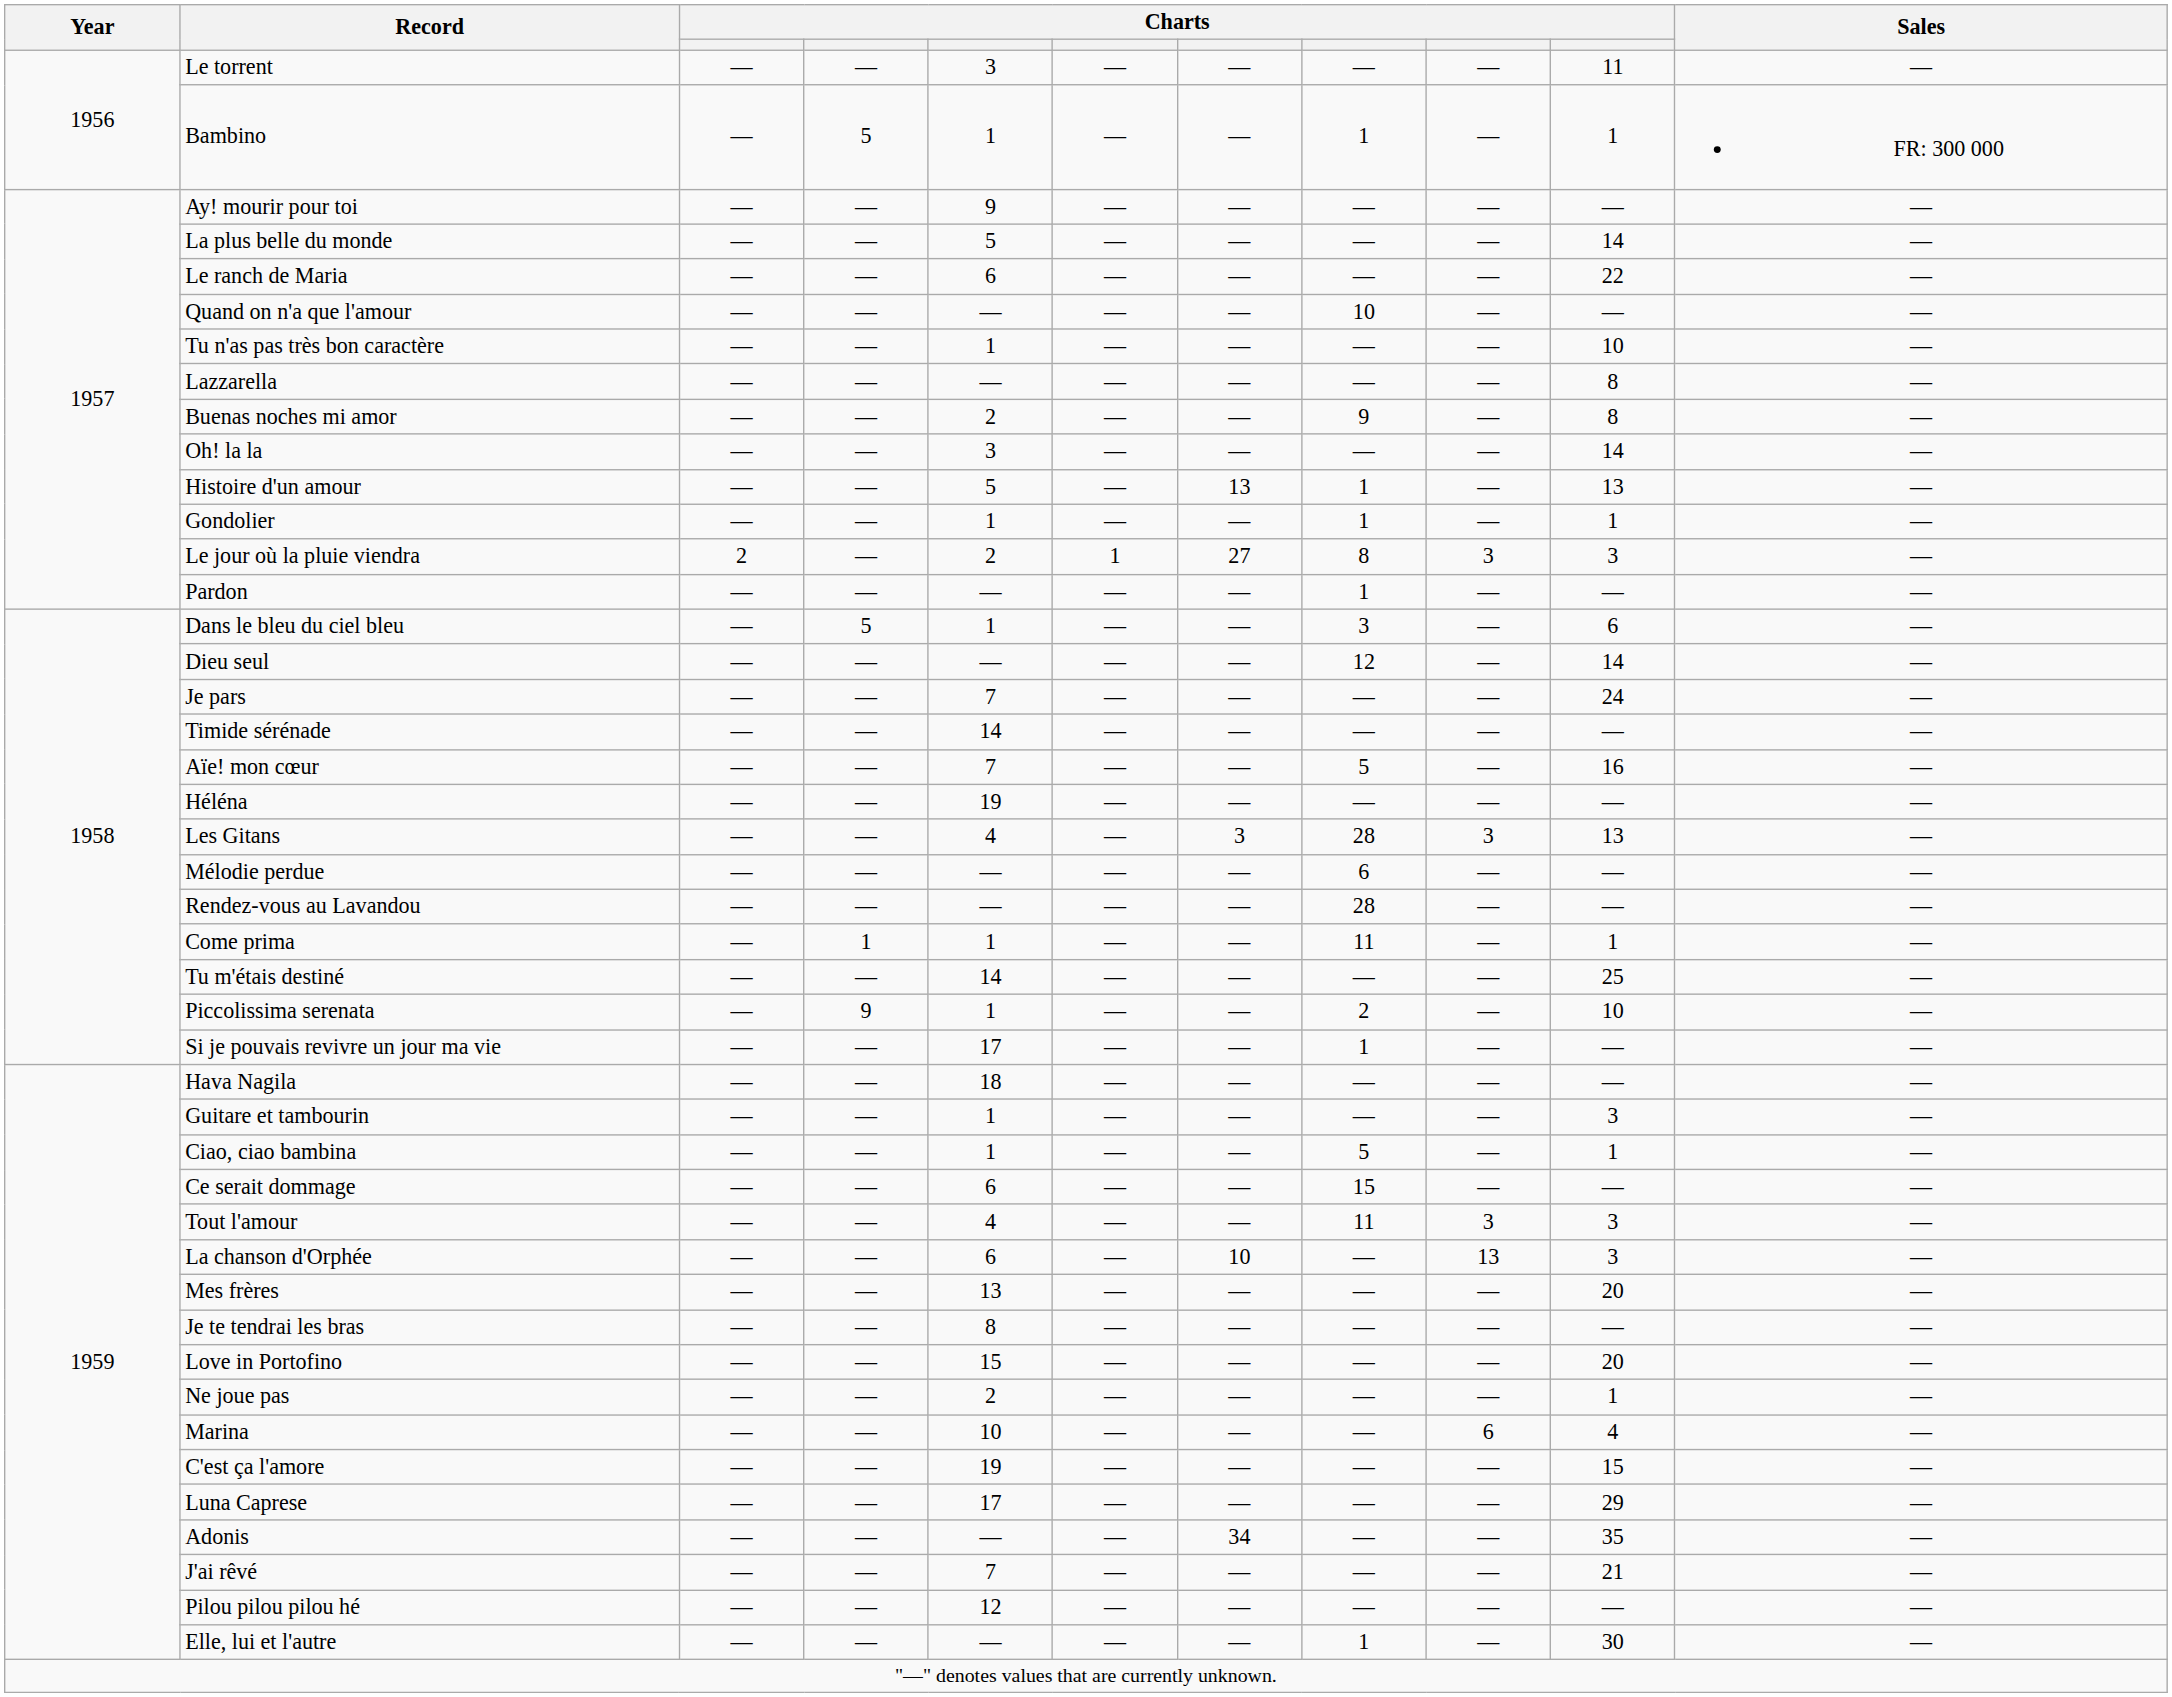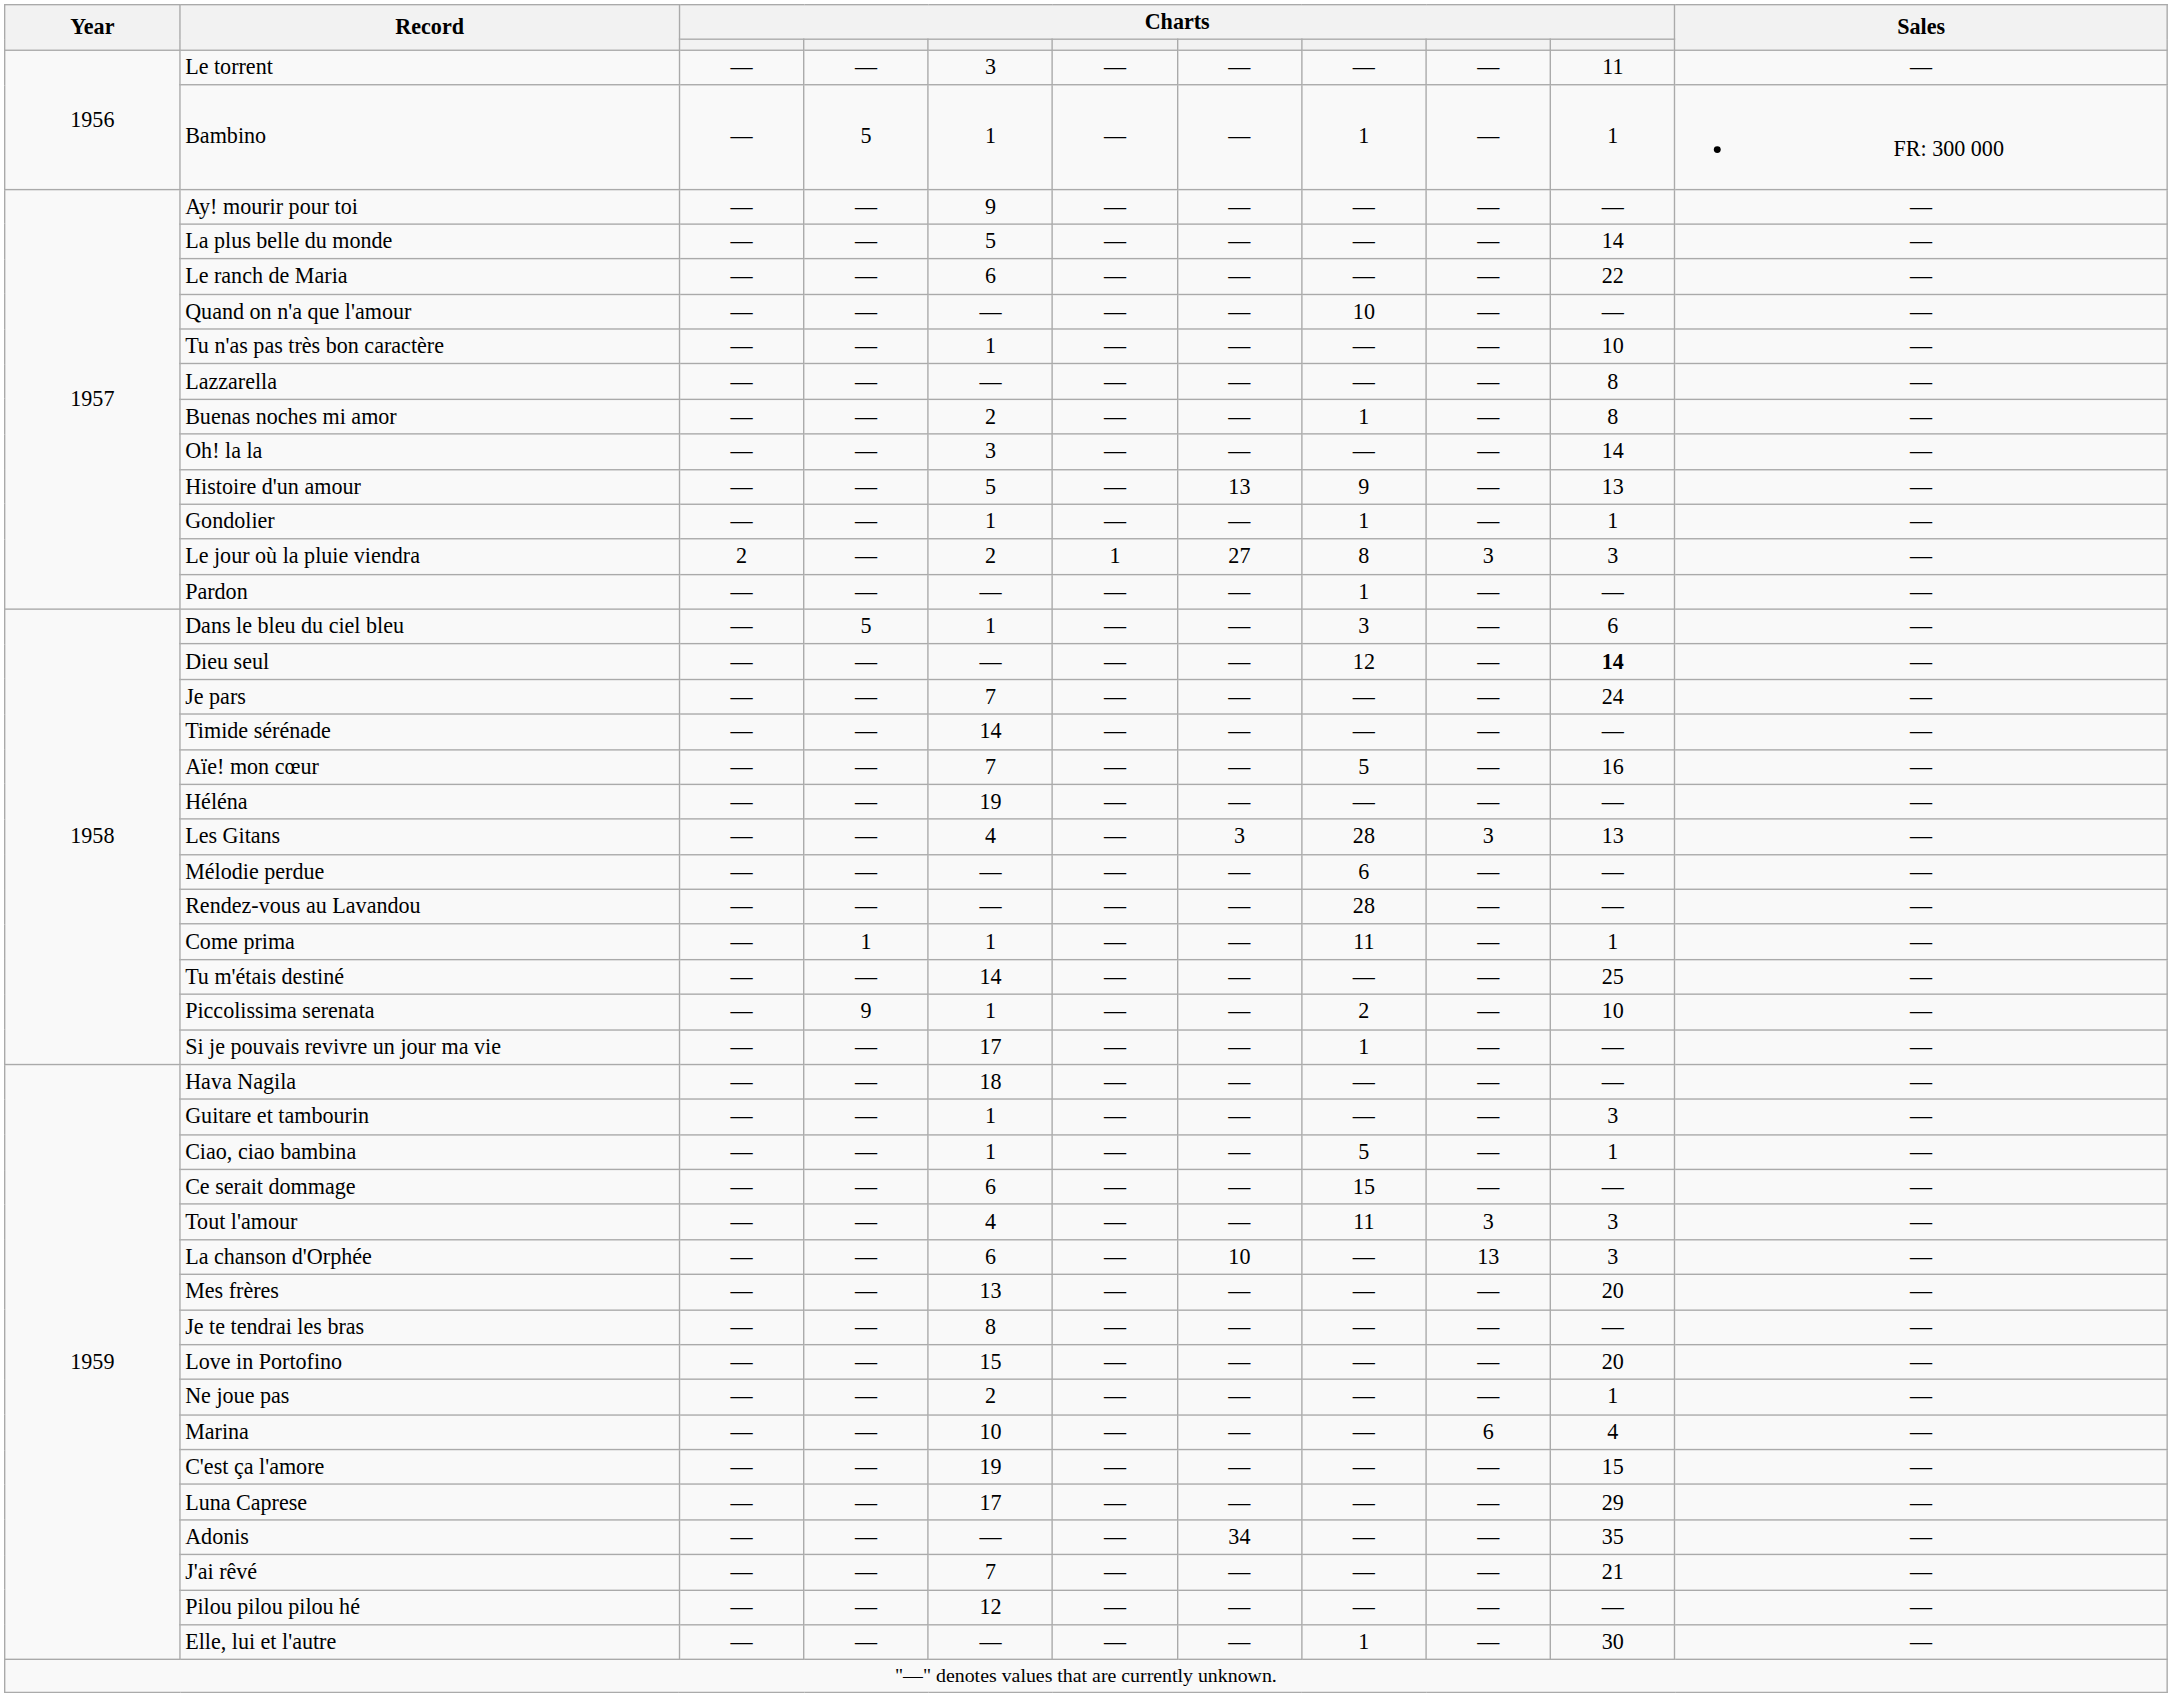(1364, 416) 9 -> (1364, 416) 1
(1364, 486) 1 -> (1364, 486) 9
(1613, 661) normal -> (1613, 661) bold
